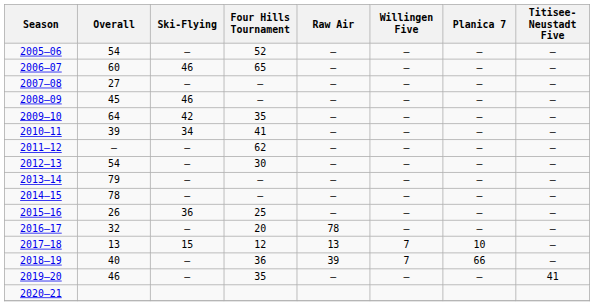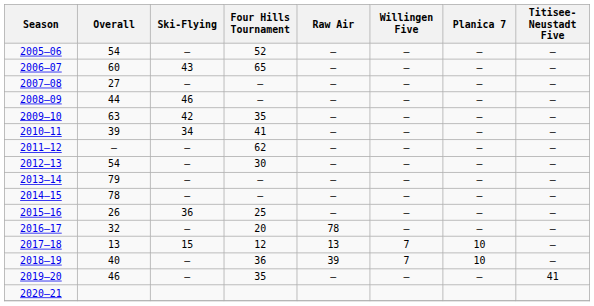(187, 67) 46 -> (187, 67) 43
(114, 100) 45 -> (114, 100) 44
(114, 116) 64 -> (114, 116) 63
(480, 261) 66 -> (480, 261) 10
